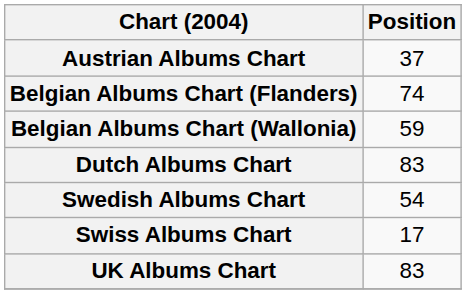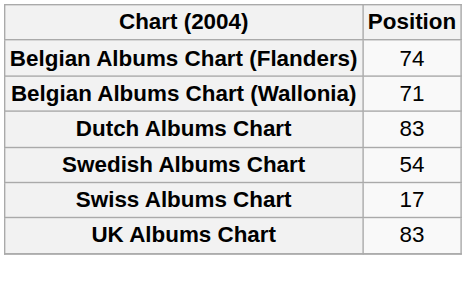- row: (184, 57)
(412, 128) 59 -> (412, 93) 71
